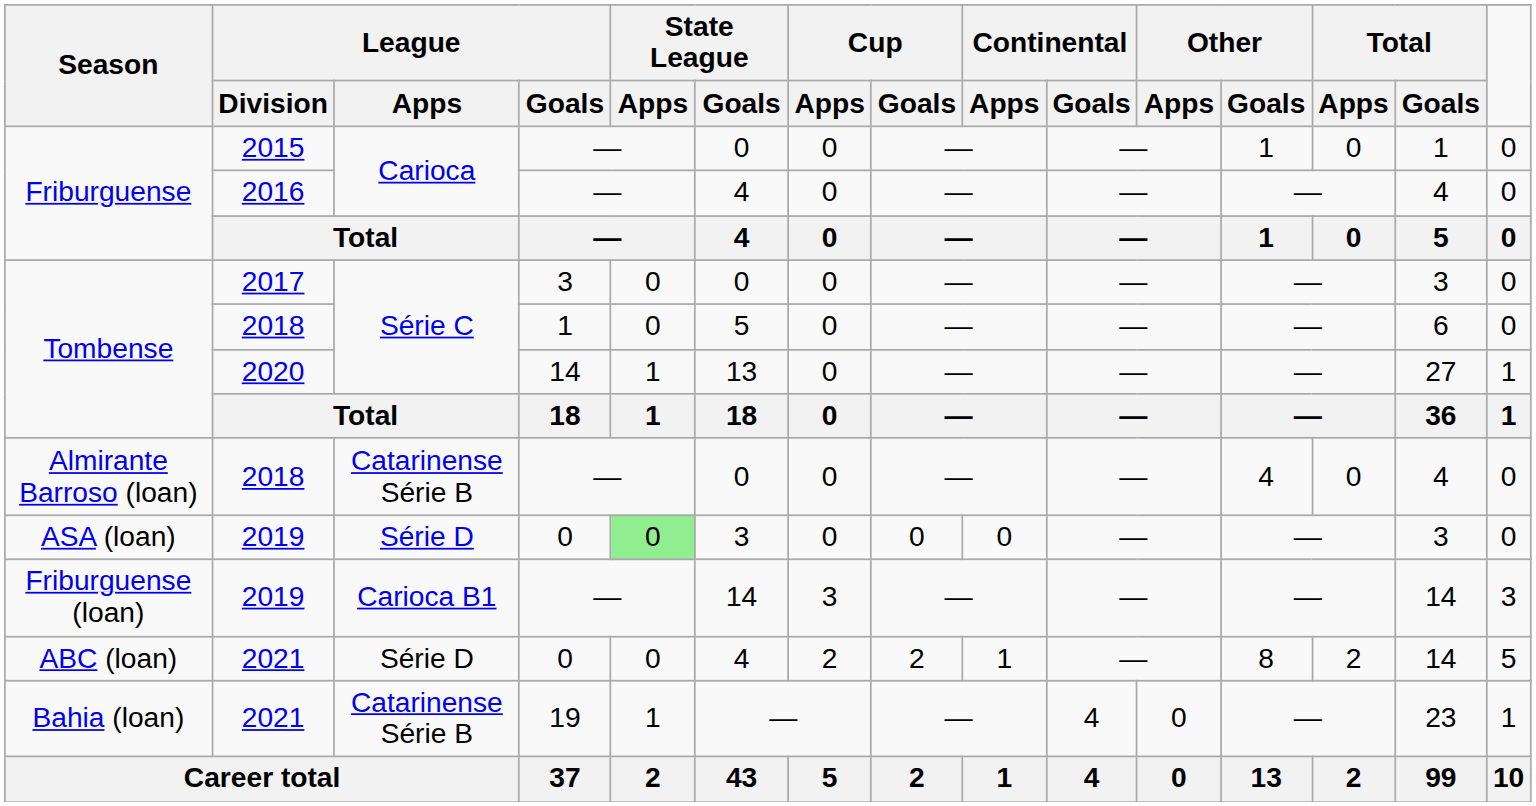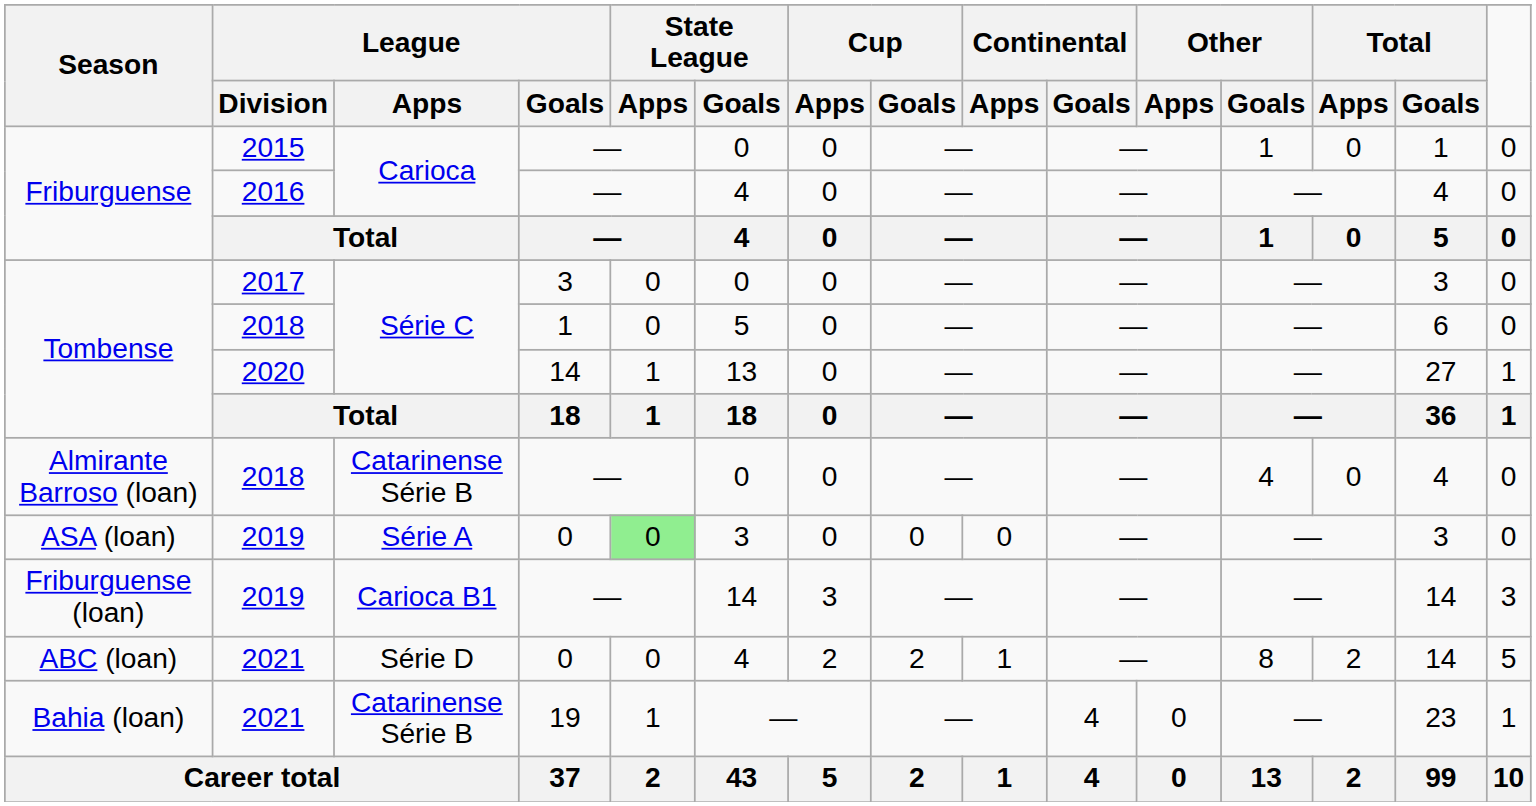(427, 536) Série D -> (427, 536) Série A
